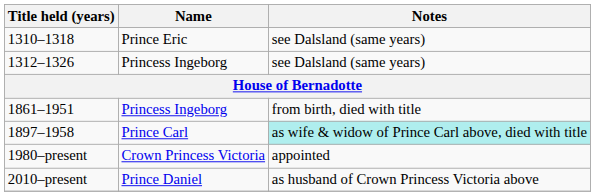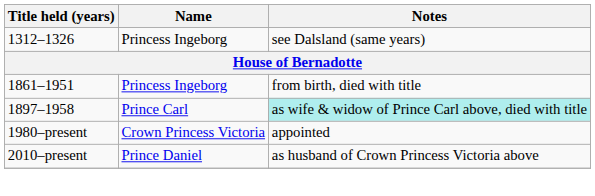- row: (41, 39)
